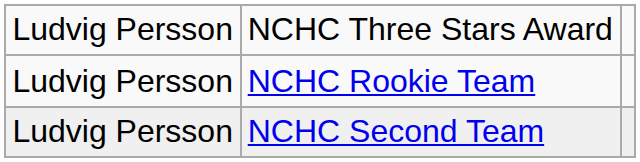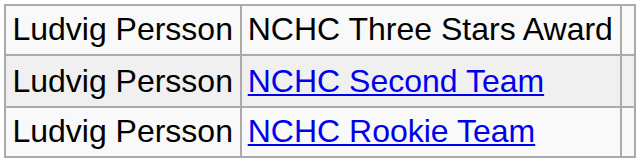rows swapped: (396, 131) <-> (391, 80)
